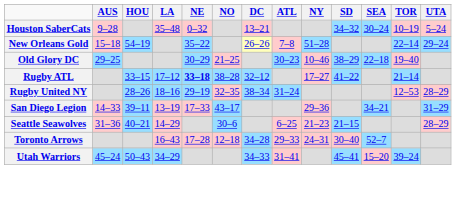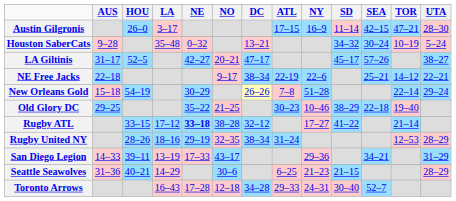+ row: (48, 28)
+ row: (49, 60)
+ row: (49, 76)
(197, 44) 35–22 -> (197, 92) 30–29
(197, 60) 30–29 -> (197, 108) 35–22
- row: (49, 156)
